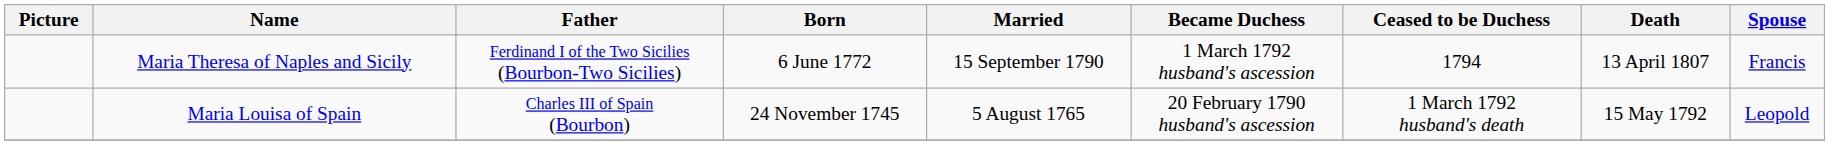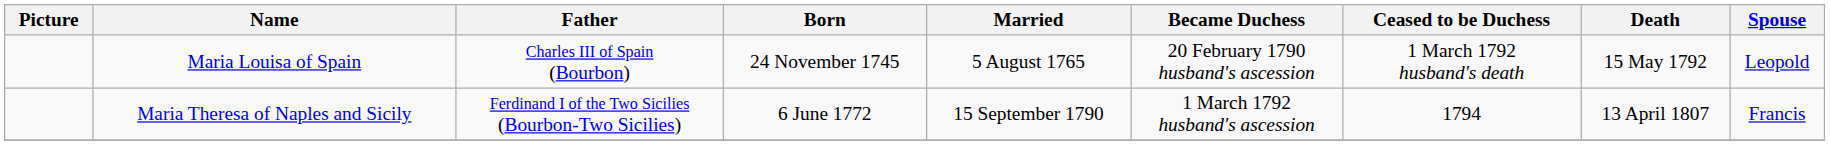rows swapped: (274, 113) <-> (274, 61)
